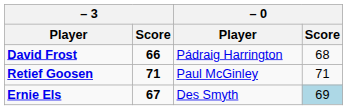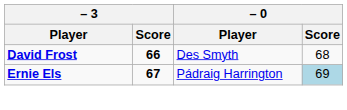(230, 54) Pádraig Harrington -> (207, 54) Des Smyth
- row: (50, 74)
(207, 94) Des Smyth -> (230, 74) Pádraig Harrington
